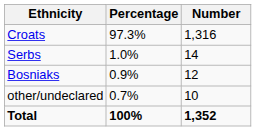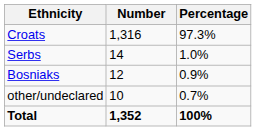columns swapped: (216, 14) <-> (144, 14)
